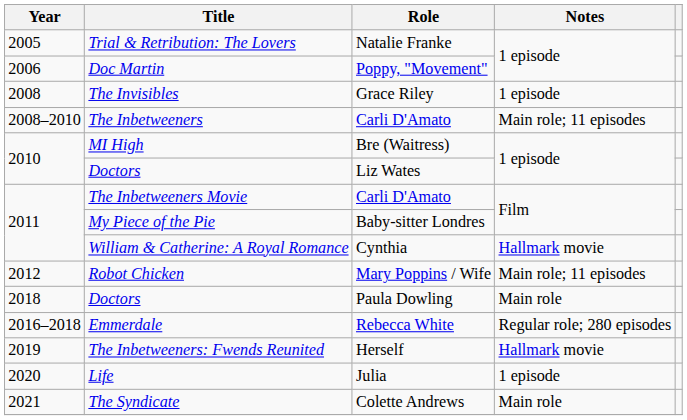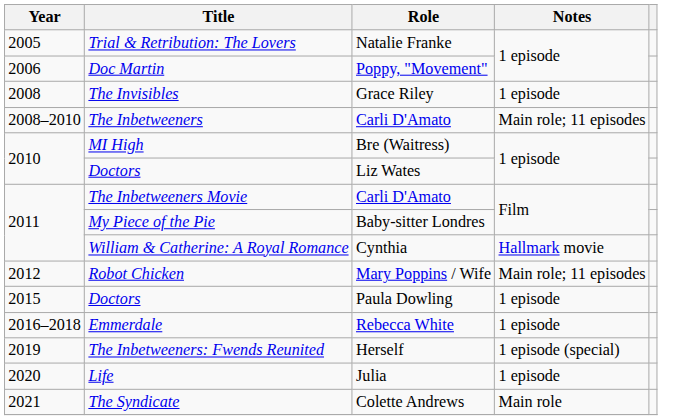(24, 299) 2018 -> (24, 299) 2015
(530, 299) Main role -> (529, 299) 1 episode
(585, 324) Regular role; 280 episodes -> (529, 324) 1 episode
(551, 350) Hallmark movie -> (559, 350) 1 episode (special)
